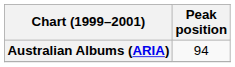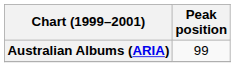(201, 51) 94 -> (201, 51) 99
